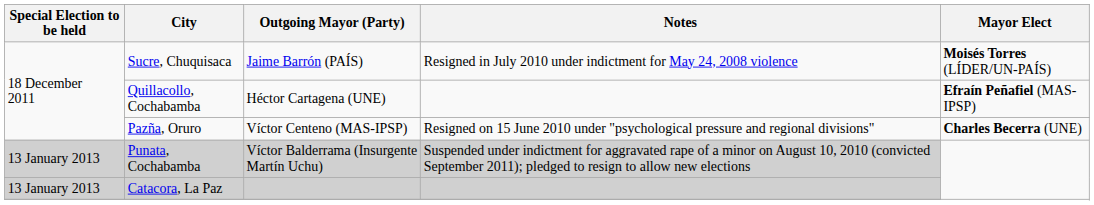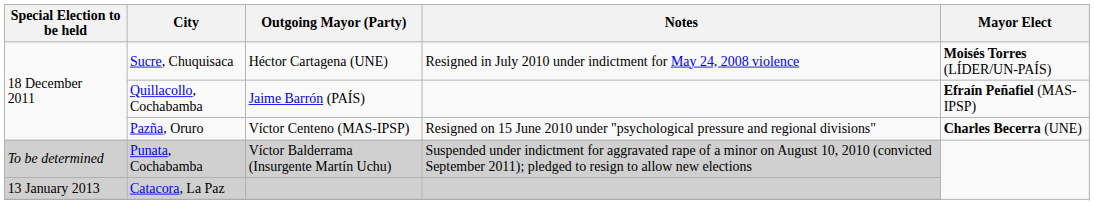(305, 61) Jaime Barrón (PAÍS) -> (318, 61) Héctor Cartagena (UNE)
(316, 98) Héctor Cartagena (UNE) -> (307, 98) Jaime Barrón (PAÍS)
(54, 158) 13 January 2013 -> (56, 158) To be determined
